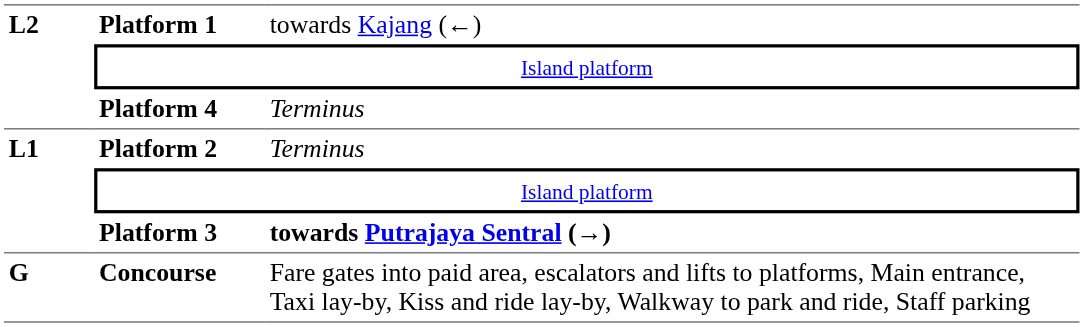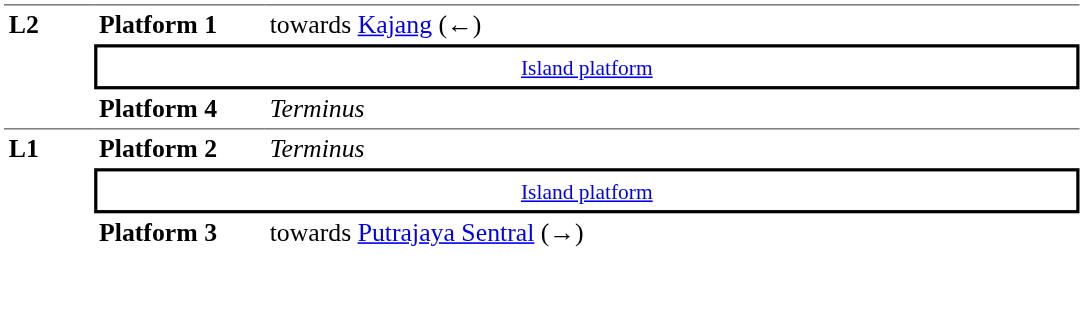(440, 232) bold -> (427, 232) normal
- row: (19, 272)
